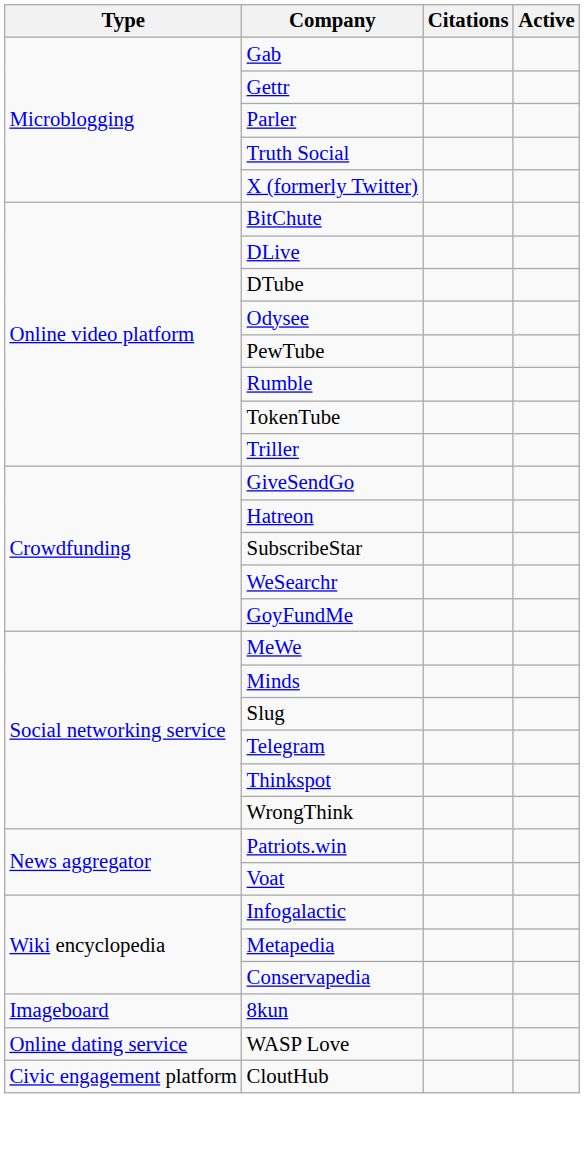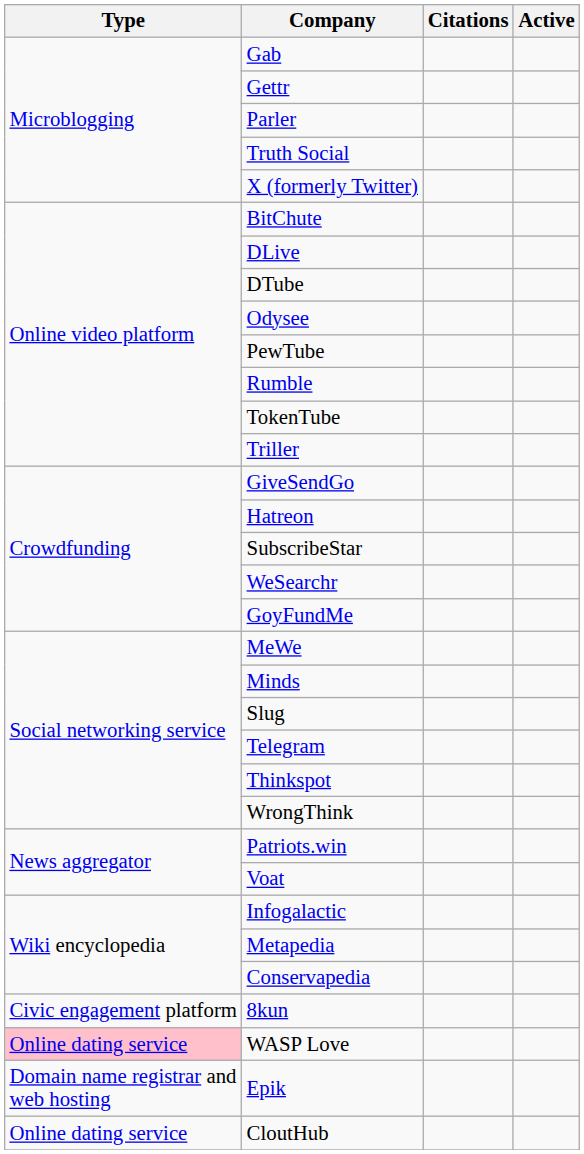(59, 1010) Imageboard -> (123, 1010) Civic engagement platform
(98, 1043) no background -> (98, 1043) pink background
+ row: (266, 1088)
(123, 1076) Civic engagement platform -> (98, 1132) Online dating service
